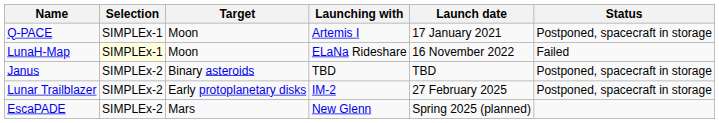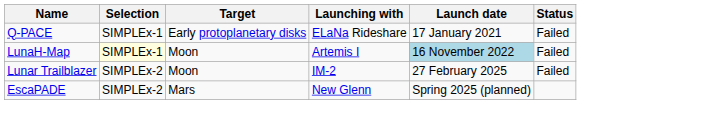(183, 33) Moon -> (237, 33) Early protoplanetary disks
(336, 33) Artemis I -> (359, 33) ELaNa Rideshare
(624, 33) Postponed, spacecraft in storage -> (553, 33) Failed
(359, 52) ELaNa Rideshare -> (336, 52) Artemis I
(463, 52) no background -> (463, 52) lightblue background
- row: (23, 71)
(237, 90) Early protoplanetary disks -> (183, 71) Moon
(624, 90) Postponed, spacecraft in storage -> (553, 71) Failed
